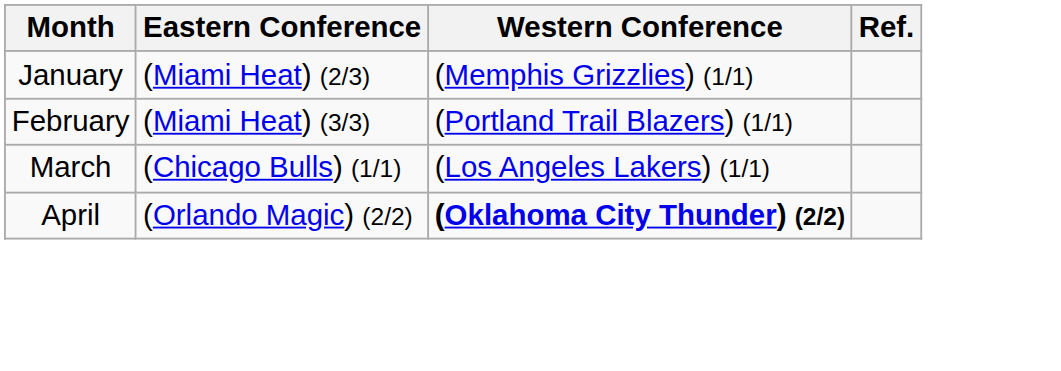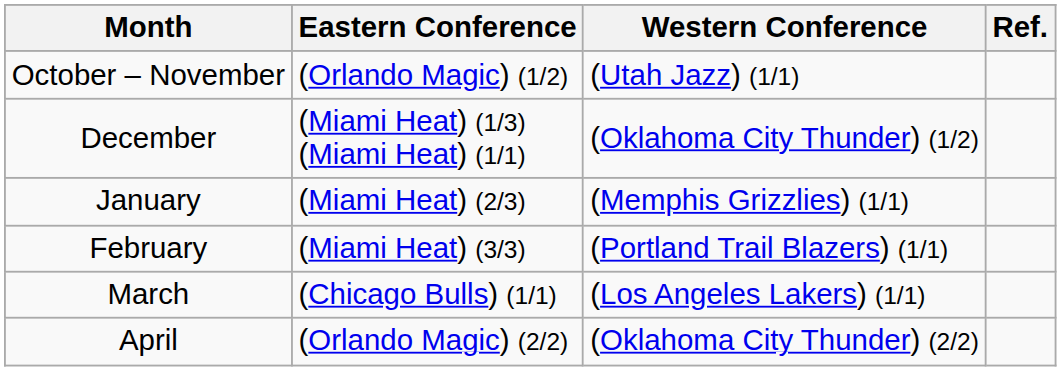+ row: (148, 74)
+ row: (148, 137)
(640, 214) bold -> (785, 341) normal
